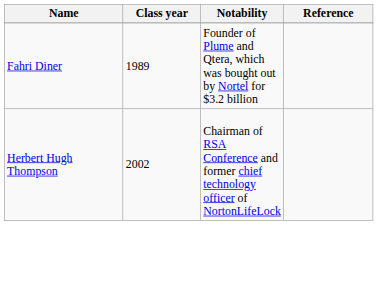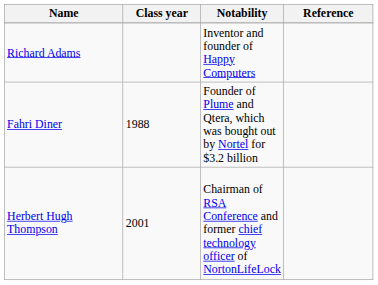+ row: (44, 52)
(138, 65) 1989 -> (138, 124) 1988
(138, 164) 2002 -> (138, 223) 2001
